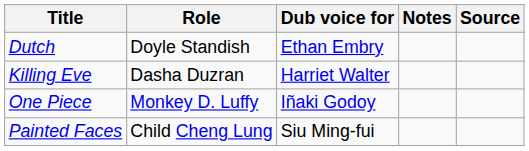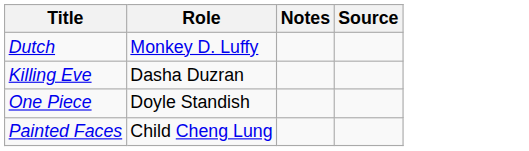- column: (337, 18)
(190, 46) Doyle Standish -> (194, 46) Monkey D. Luffy
(194, 103) Monkey D. Luffy -> (190, 103) Doyle Standish
